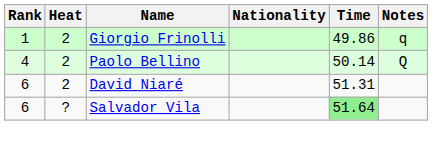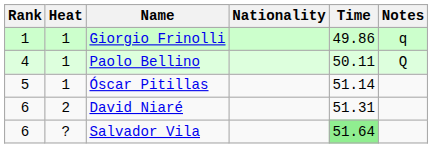(66, 39) 2 -> (66, 39) 1
(66, 62) 2 -> (66, 62) 1
(354, 62) 50.14 -> (354, 62) 50.11
+ row: (149, 85)
